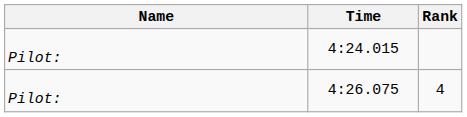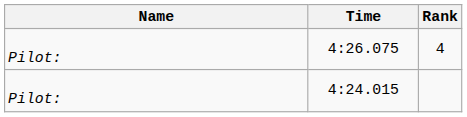rows swapped: (363, 49) <-> (363, 91)
